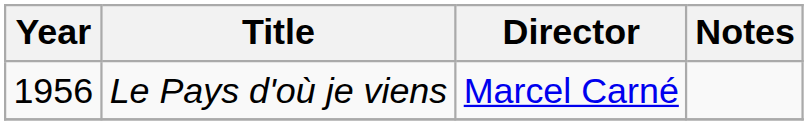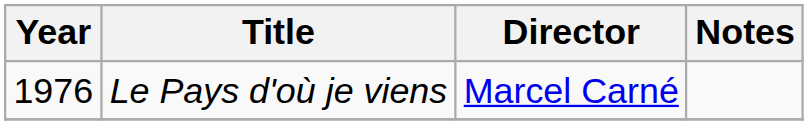(53, 89) 1956 -> (53, 89) 1976
